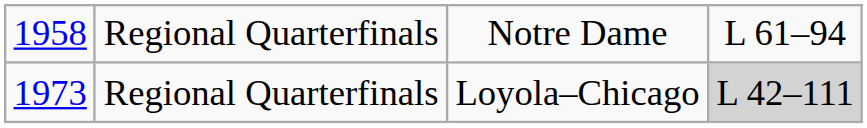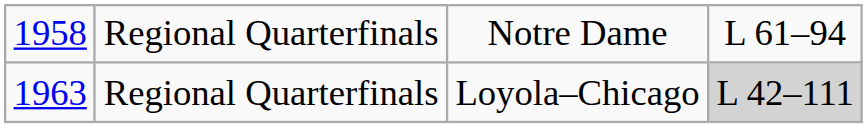(50, 91) 1973 -> (50, 91) 1963
